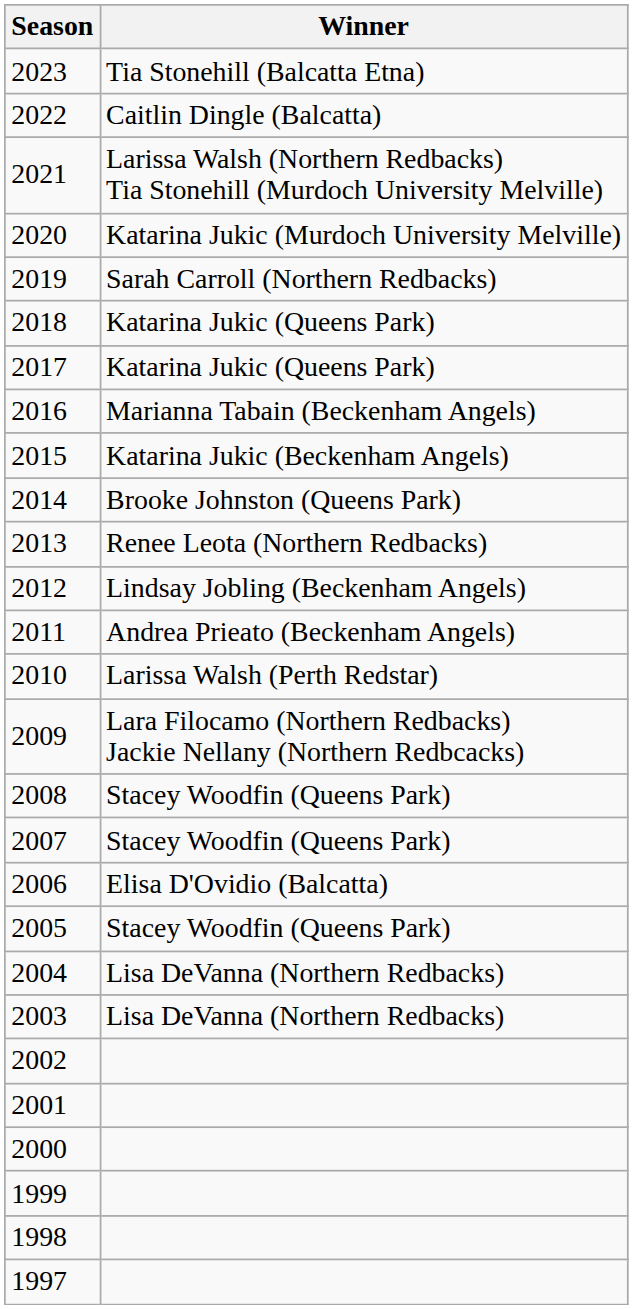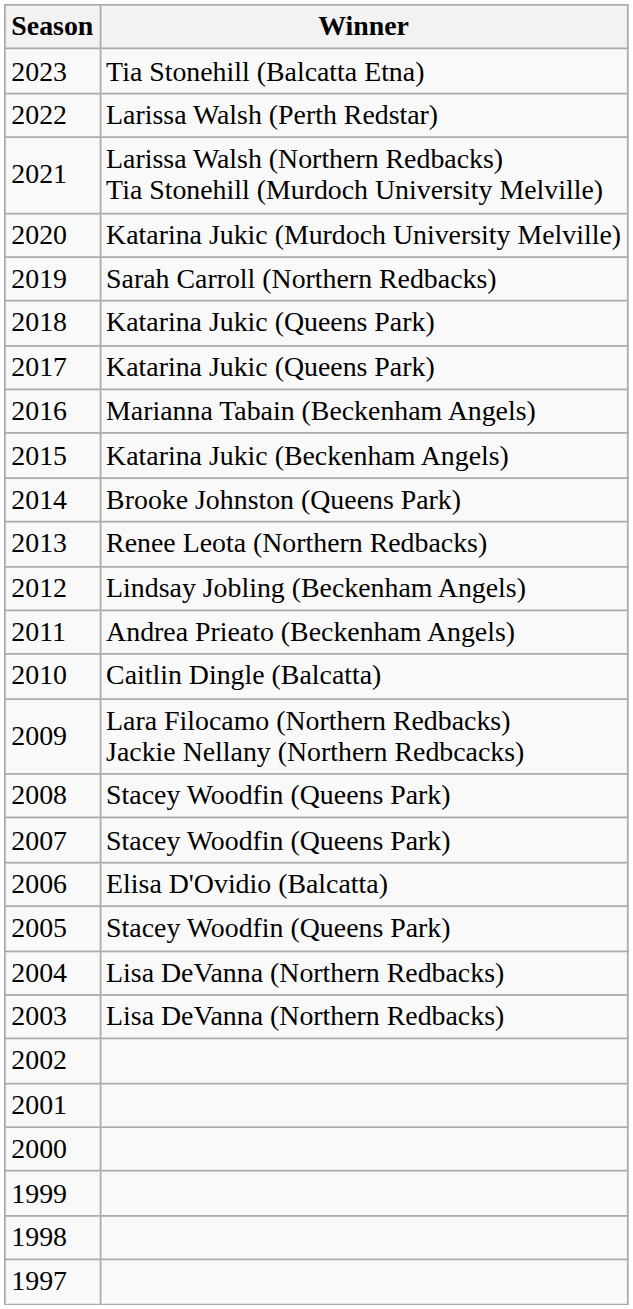(244, 114) Caitlin Dingle (Balcatta) -> (272, 114) Larissa Walsh (Perth Redstar)
(272, 676) Larissa Walsh (Perth Redstar) -> (244, 676) Caitlin Dingle (Balcatta)
